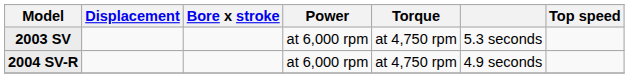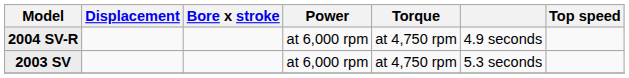rows swapped: (43, 39) <-> (43, 61)
